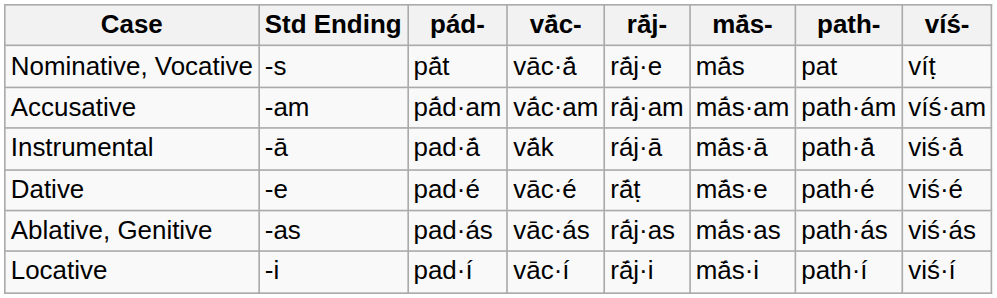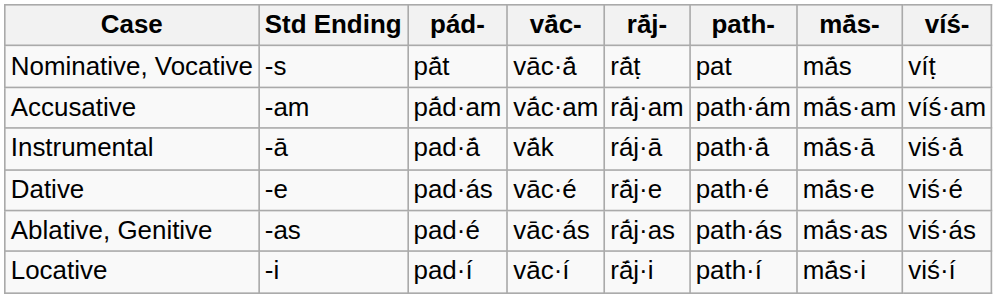columns swapped: (849, 25) <-> (742, 25)
(636, 66) rā́j·e -> (625, 66) rā́ṭ
(447, 189) pad·é -> (453, 189) pad·ás
(625, 189) rā́ṭ -> (636, 189) rā́j·e
(453, 230) pad·ás -> (447, 230) pad·é
